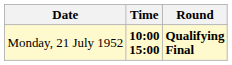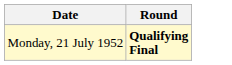- column: (144, 14)
